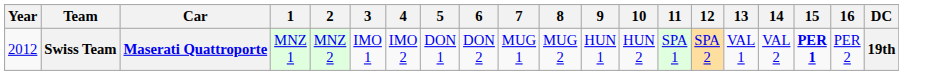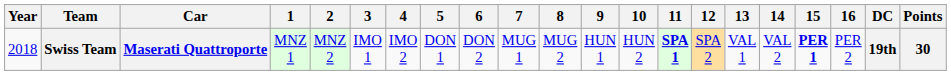+ column: (923, 16)
(23, 49) 2012 -> (23, 49) 2018
(675, 49) normal -> (675, 49) bold
